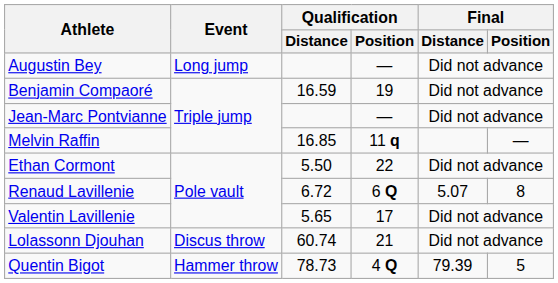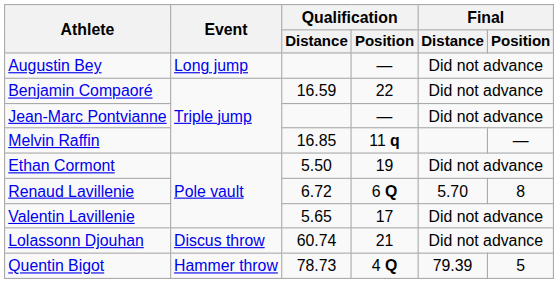(385, 91) 19 -> (385, 91) 22
(385, 166) 22 -> (385, 166) 19
(453, 191) 5.07 -> (453, 191) 5.70
